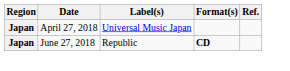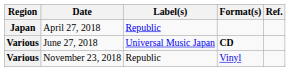(147, 27) Universal Music Japan -> (143, 27) Republic
(21, 43) Japan -> (23, 43) Various
(120, 43) Republic -> (170, 43) Universal Music Japan
+ row: (82, 58)
